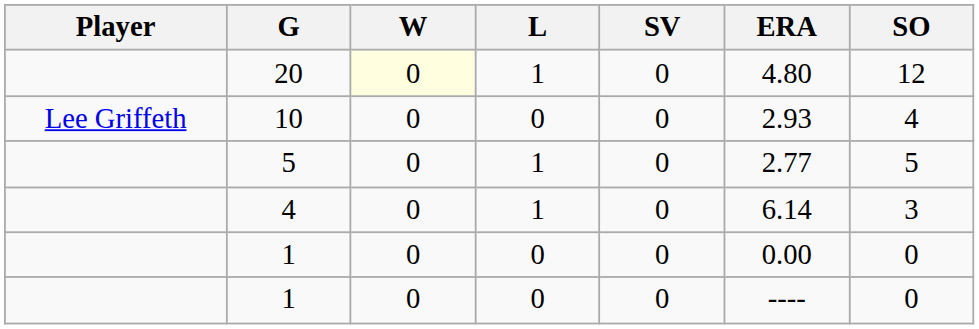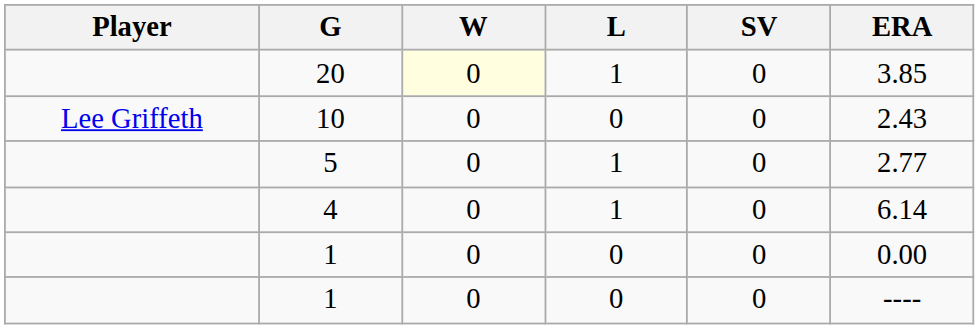- column: (911, 27)
(787, 72) 4.80 -> (902, 72) 3.85
(787, 118) 2.93 -> (902, 118) 2.43
